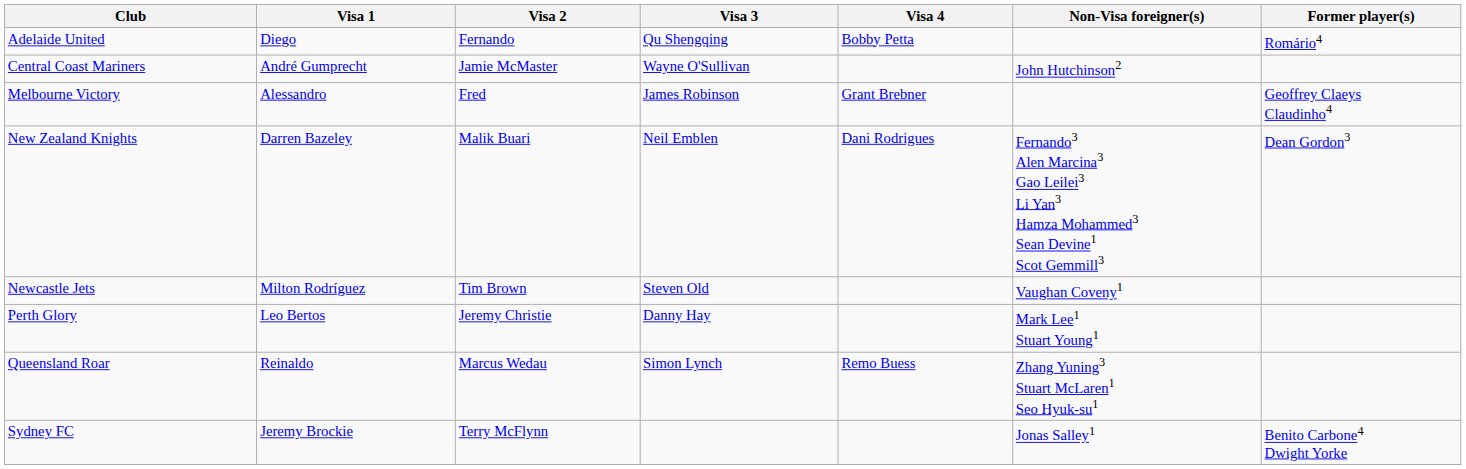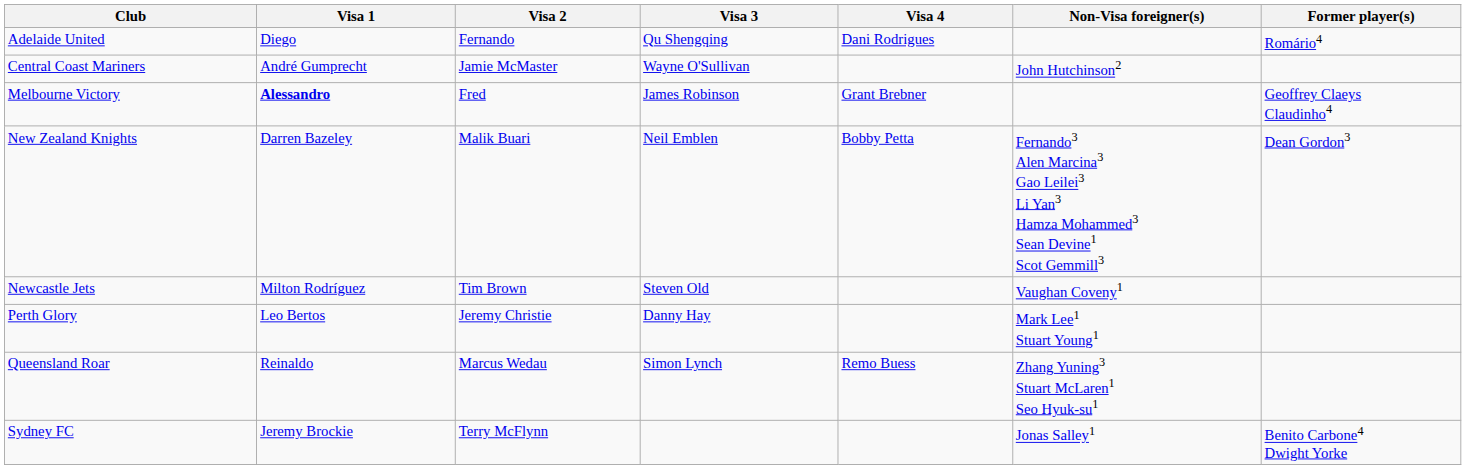(878, 39) Bobby Petta -> (888, 39) Dani Rodrigues
(293, 94) normal -> (295, 94) bold
(888, 138) Dani Rodrigues -> (878, 138) Bobby Petta
